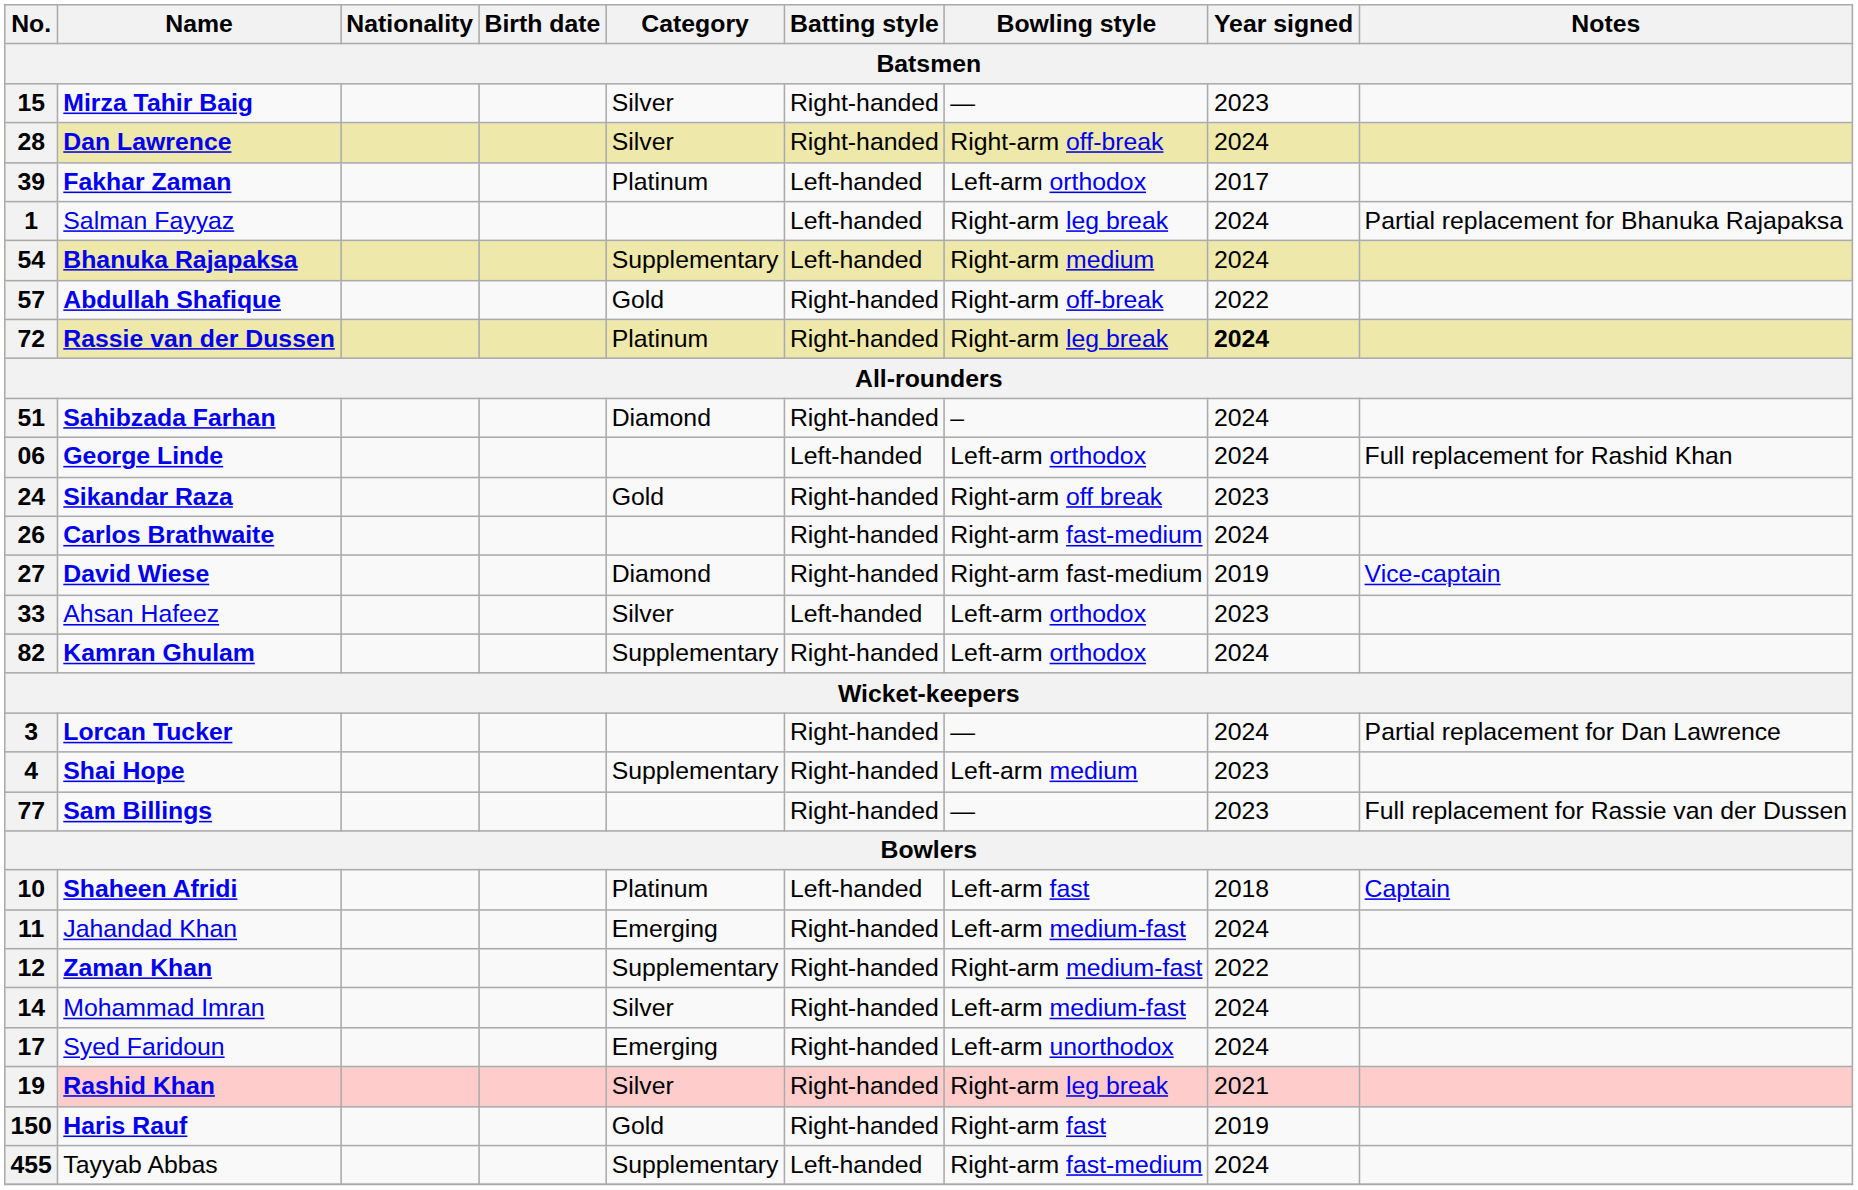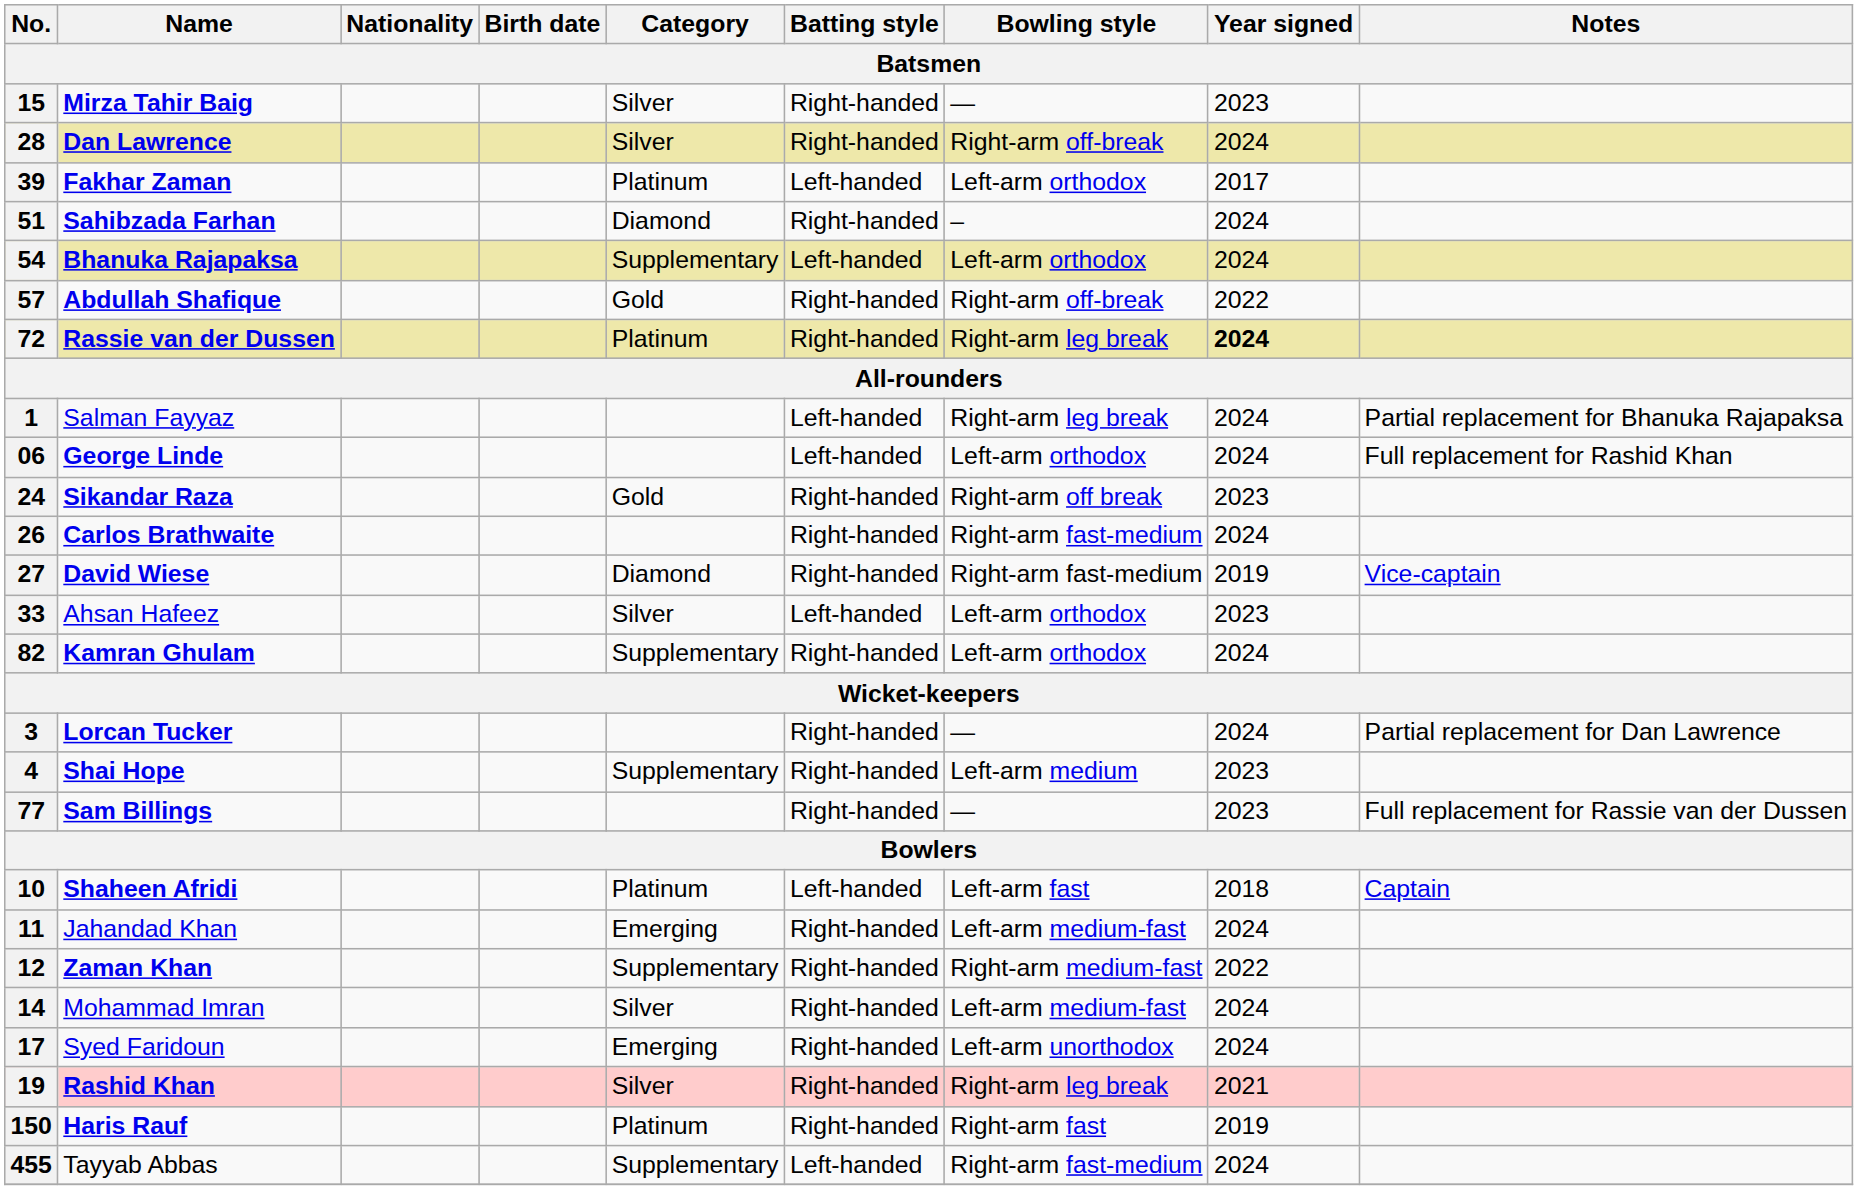rows swapped: (31, 417) <-> (31, 220)
(1052, 260) Right-arm medium -> (1048, 260) Left-arm orthodox
(638, 1125) Gold -> (660, 1125) Platinum
